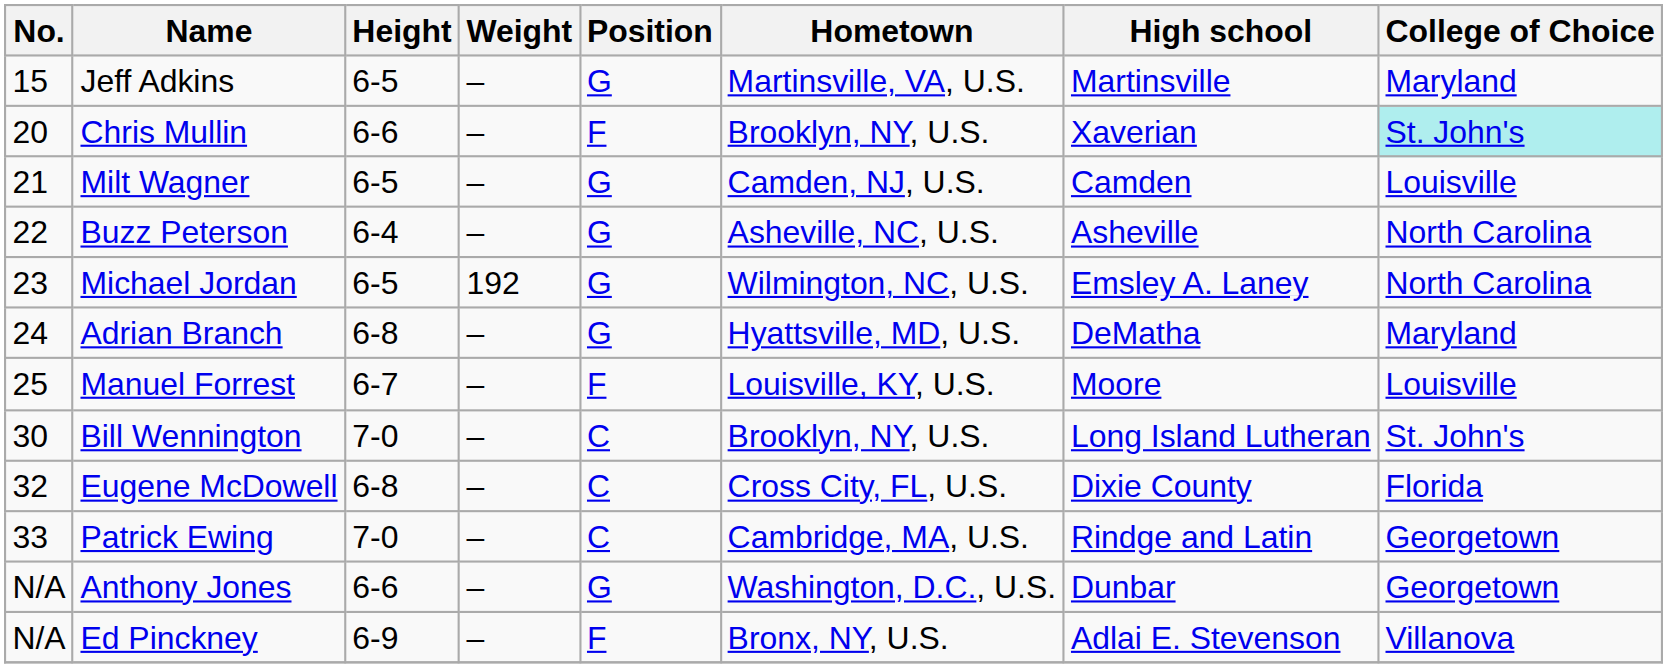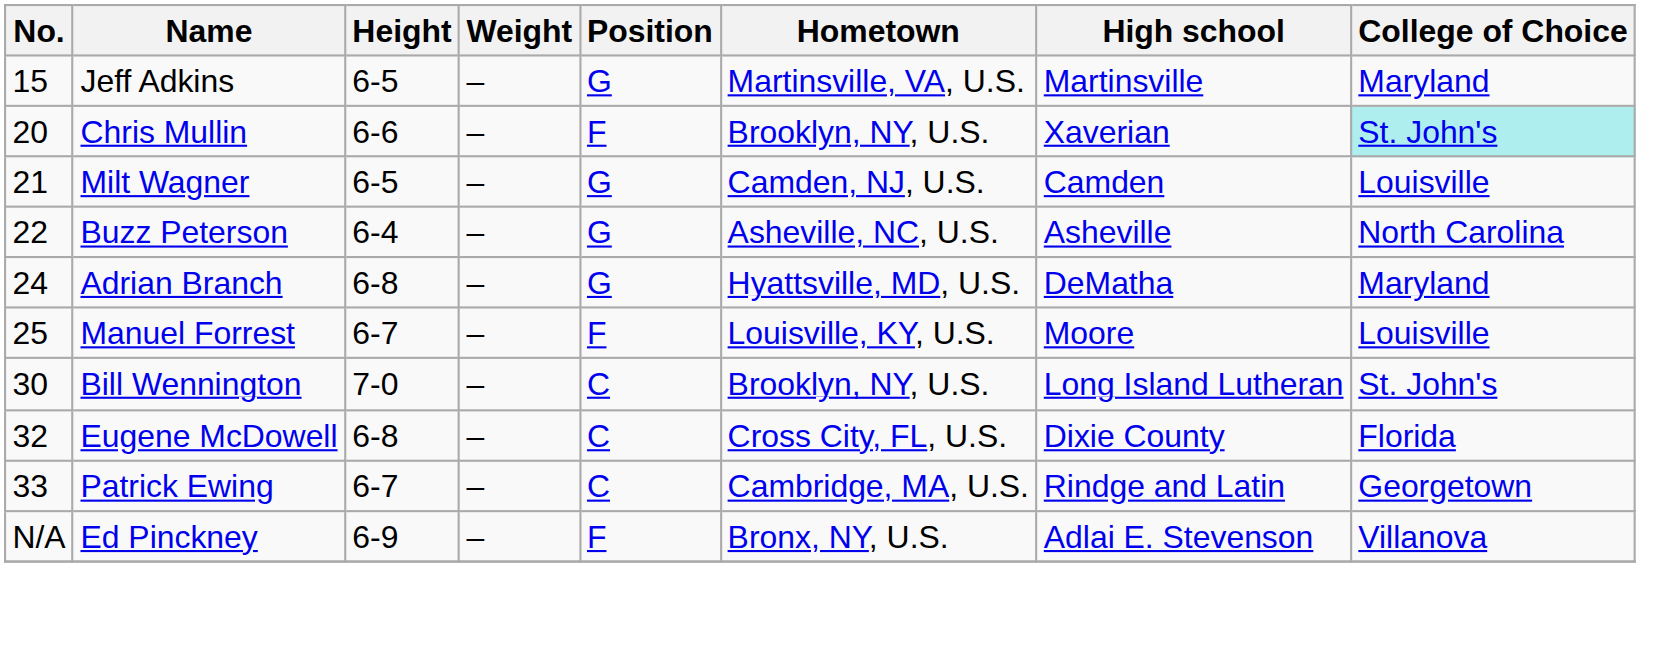- row: (189, 283)
(375, 536) 7-0 -> (375, 485) 6-7
- row: (186, 586)
